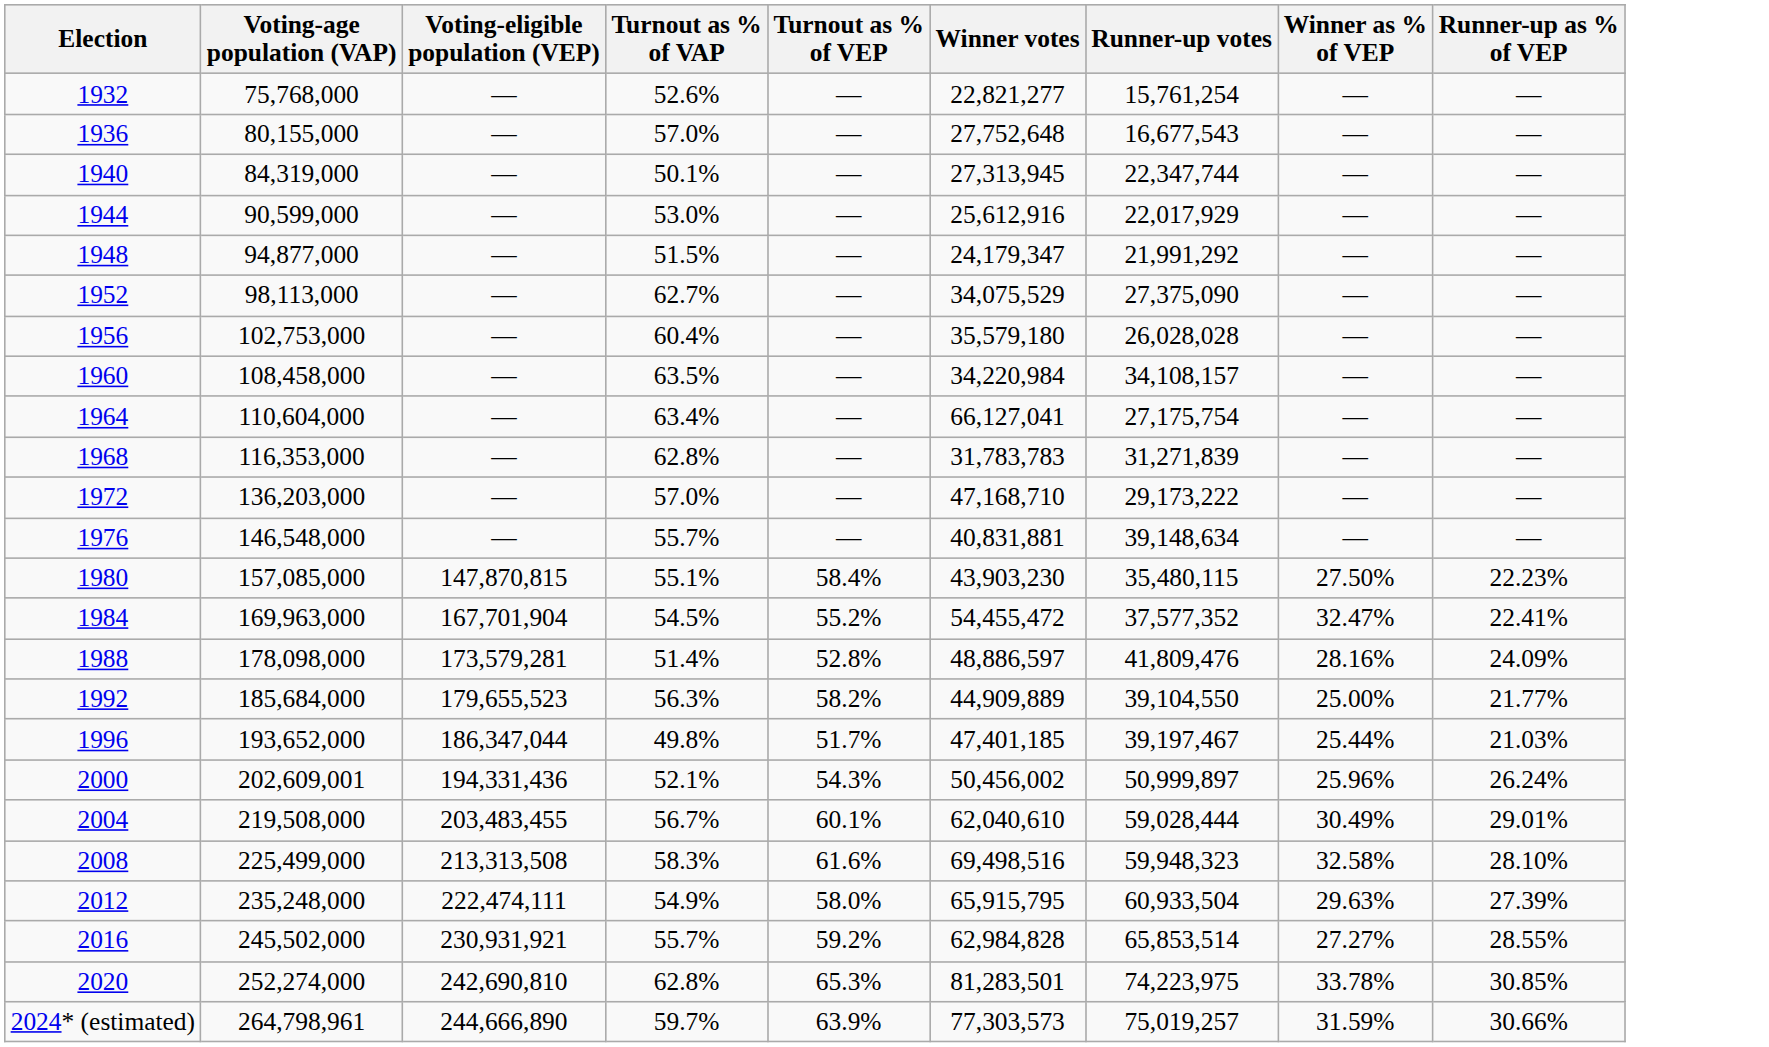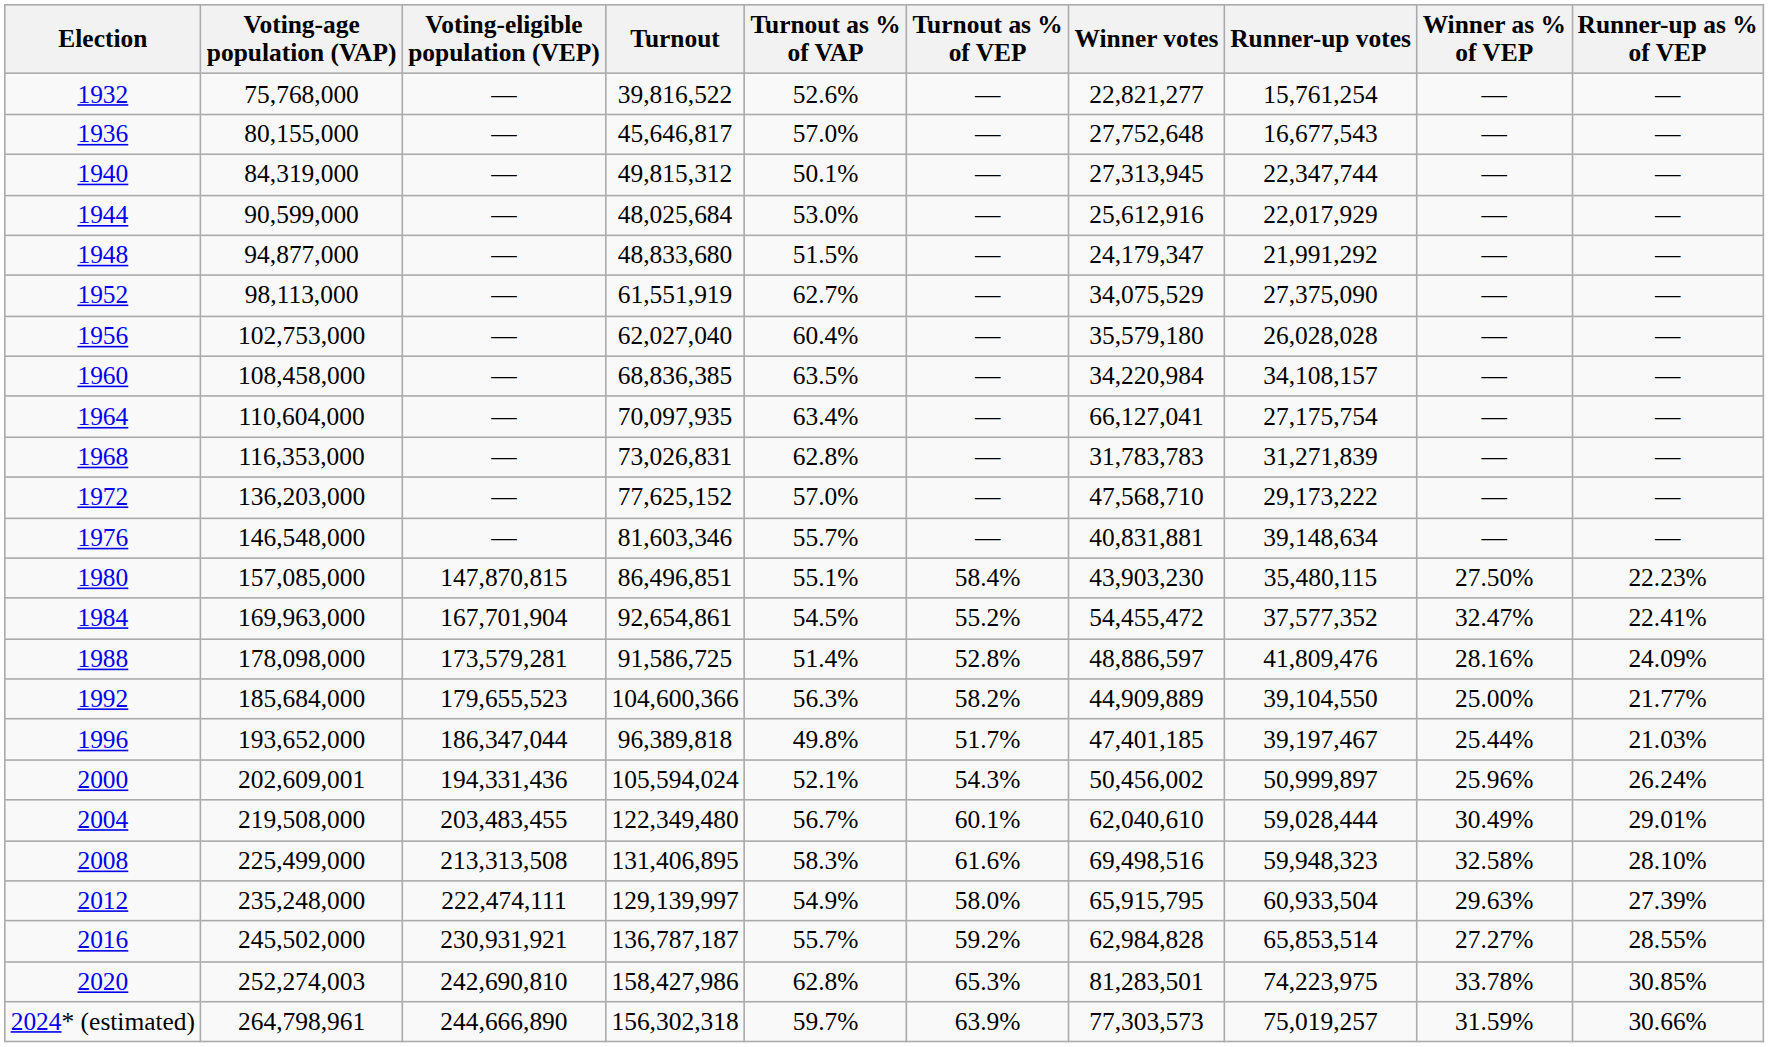+ column: (675, 38)
(1008, 497) 47,168,710 -> (1147, 497) 47,568,710
(302, 981) 252,274,000 -> (302, 981) 252,274,003
